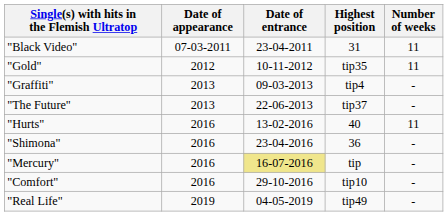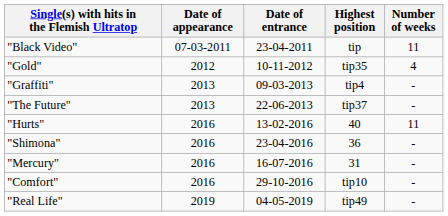(355, 47) 31 -> (355, 47) tip
(413, 66) 11 -> (413, 66) 4
(284, 162) khaki background -> (284, 162) no background
(355, 162) tip -> (355, 162) 31
